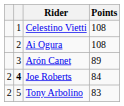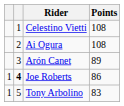(9, 76) 2 -> (9, 76) 1
(96, 76) 84 -> (96, 76) 86
(9, 92) 2 -> (9, 92) 1
